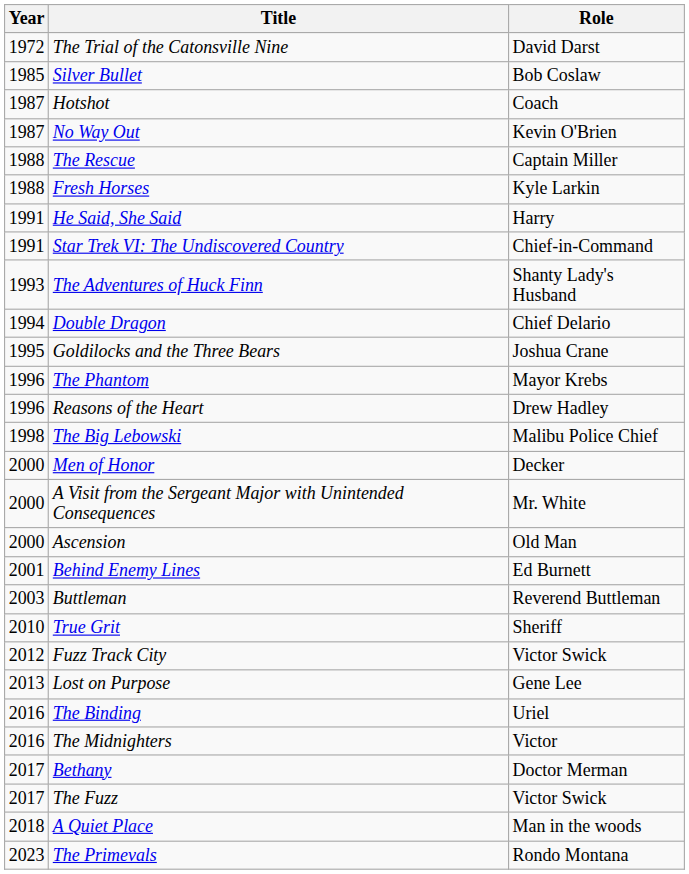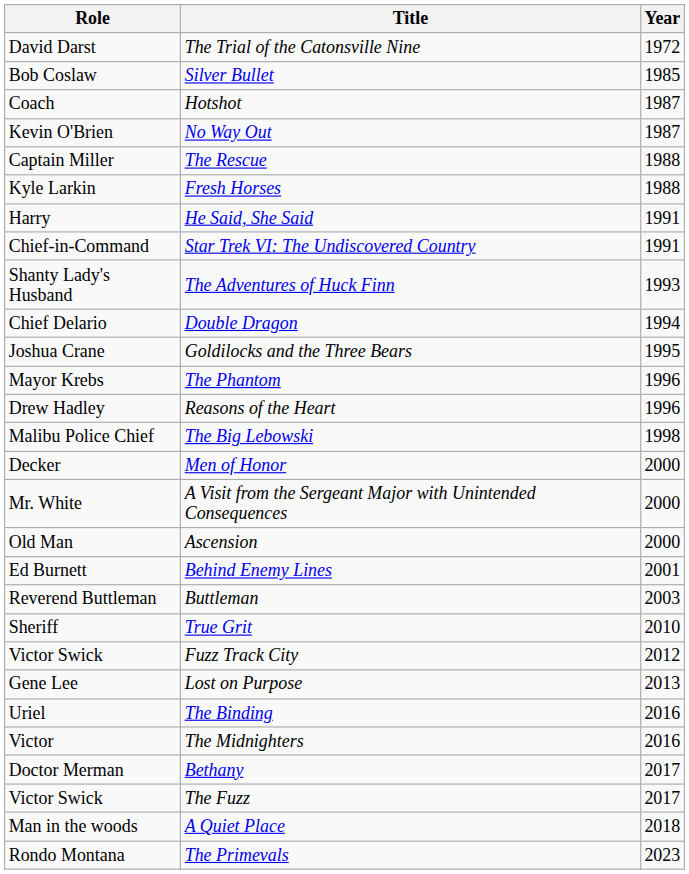columns swapped: (27, 18) <-> (596, 18)
